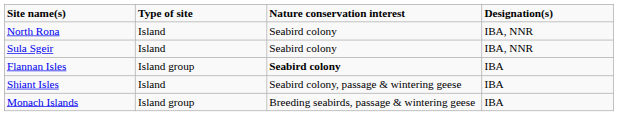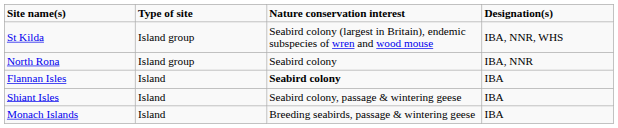+ row: (25, 37)
(152, 31) Island -> (166, 61) Island group
- row: (30, 48)
(166, 66) Island group -> (152, 79) Island
(166, 102) Island group -> (152, 114) Island
